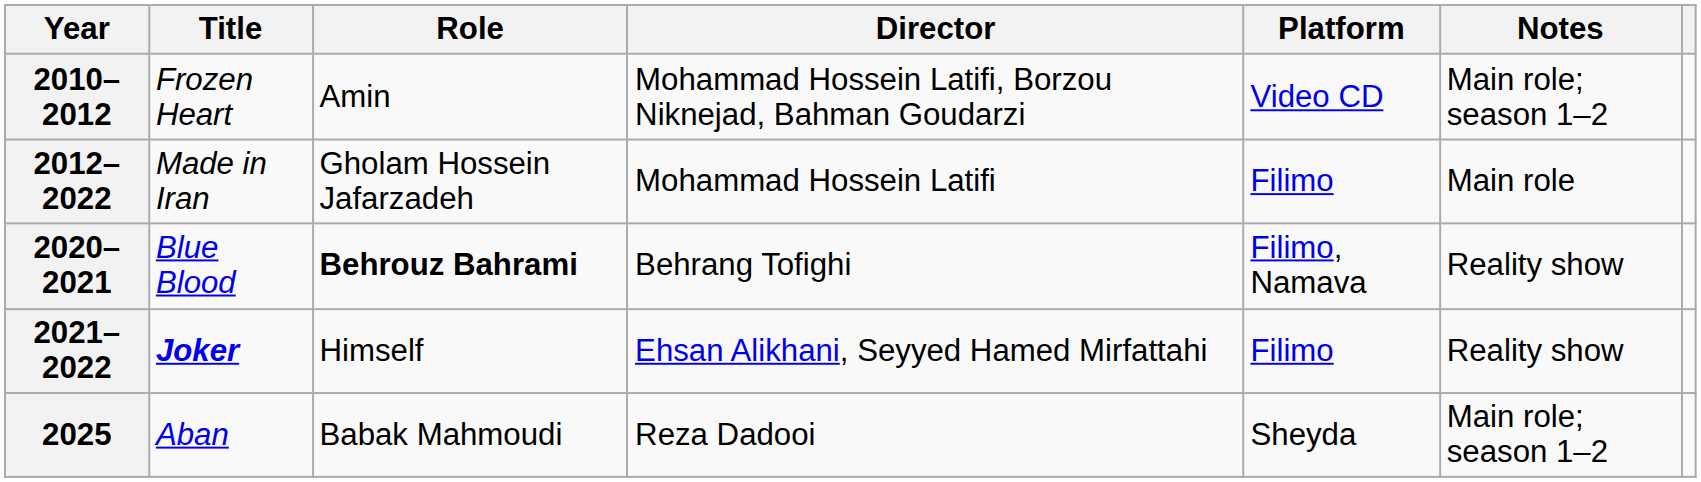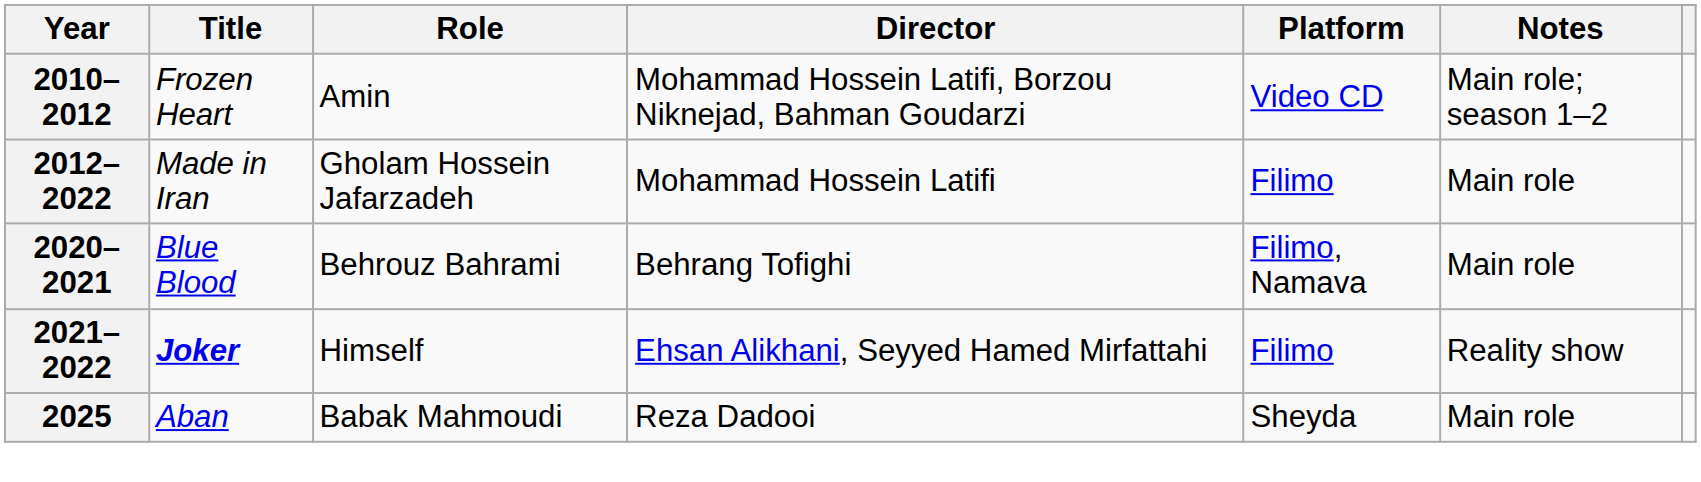(449, 265) bold -> (440, 265) normal
(1535, 265) Reality show -> (1511, 265) Main role
(1527, 434) Main role; season 1–2 -> (1511, 417) Main role
